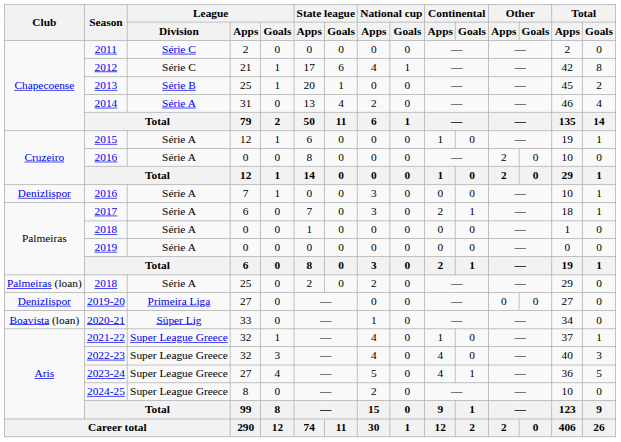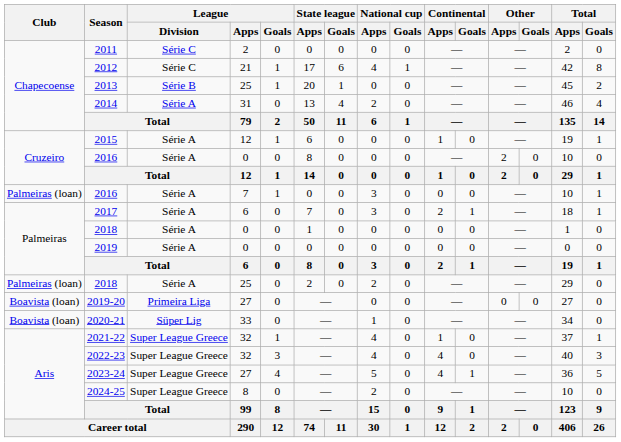(44, 193) Denizlispor -> (44, 193) Palmeiras (loan)
(44, 301) Denizlispor -> (44, 301) Boavista (loan)
